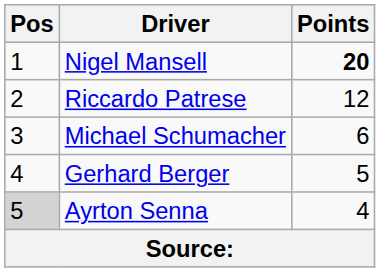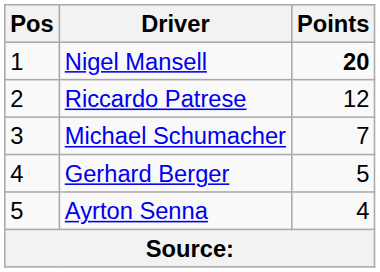(363, 136) 6 -> (363, 136) 7
(17, 211) lightgrey background -> (17, 211) no background
